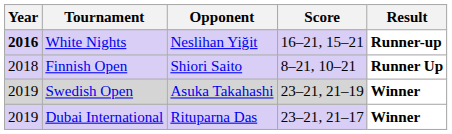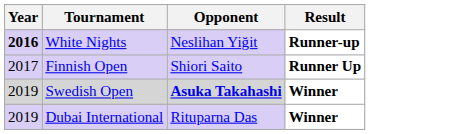- column: (322, 17)
(23, 67) 2018 -> (23, 67) 2017
(222, 92) normal -> (226, 92) bold
